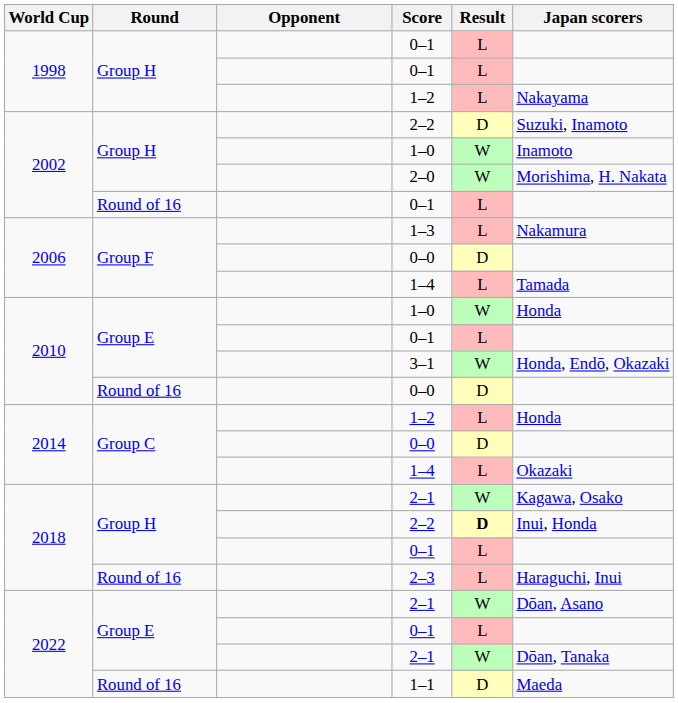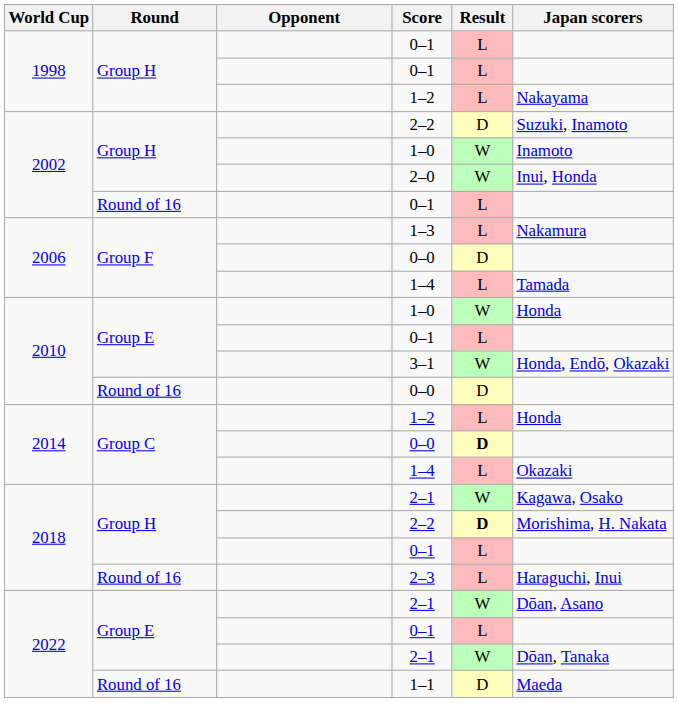(591, 177) Morishima, H. Nakata -> (557, 177) Inui, Honda
(482, 444) normal -> (482, 444) bold
(557, 524) Inui, Honda -> (591, 524) Morishima, H. Nakata
